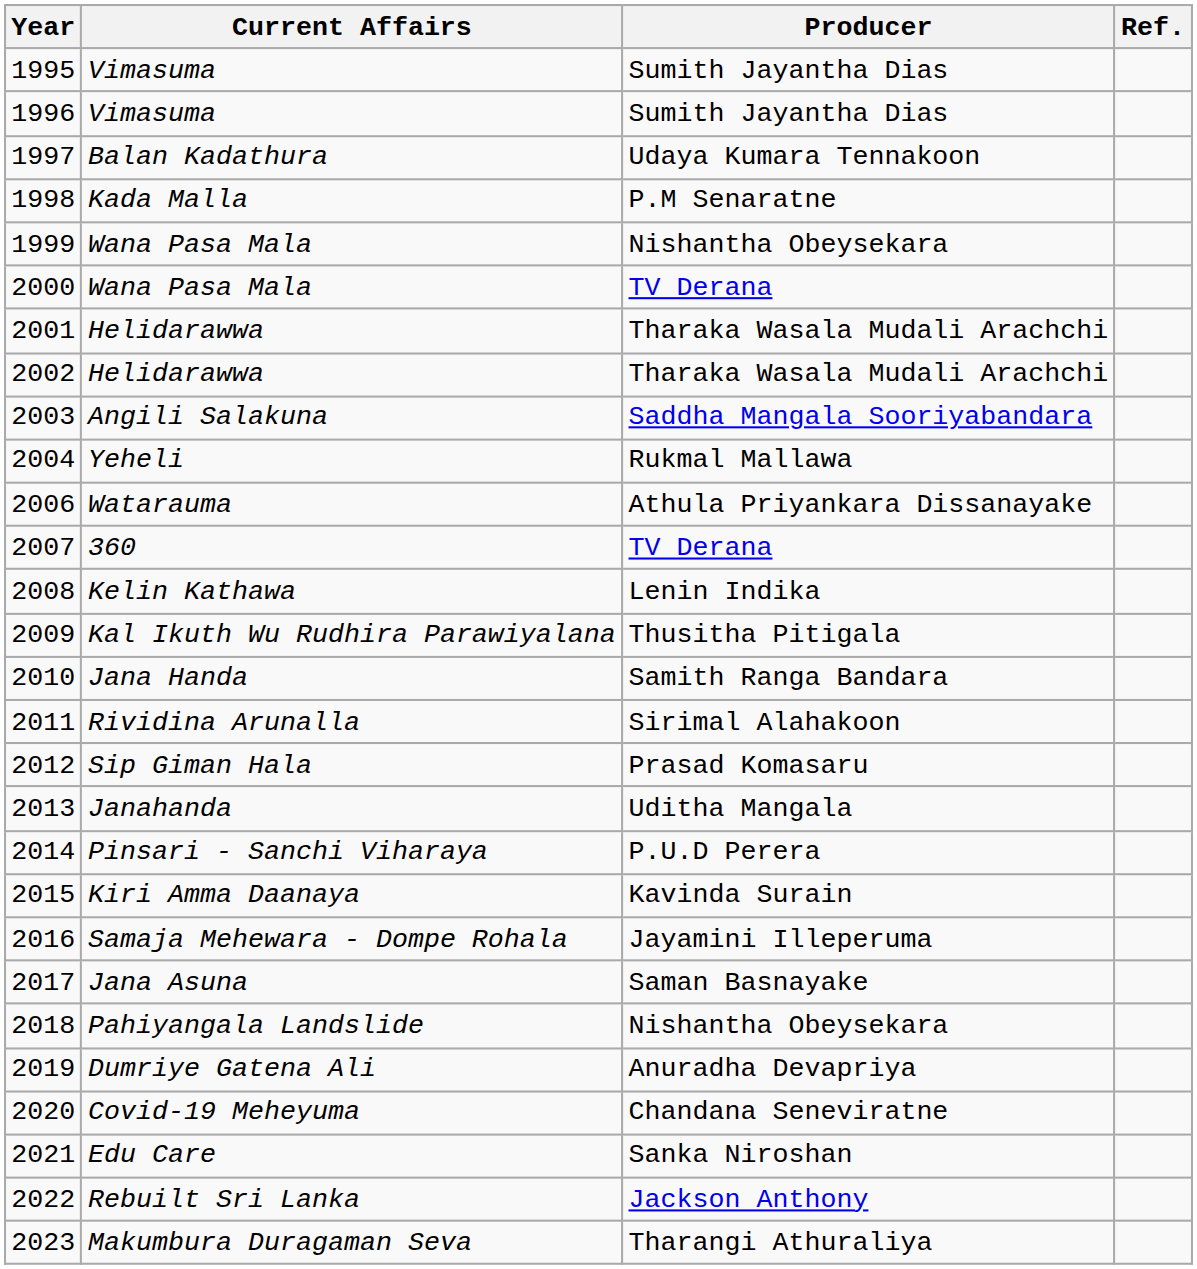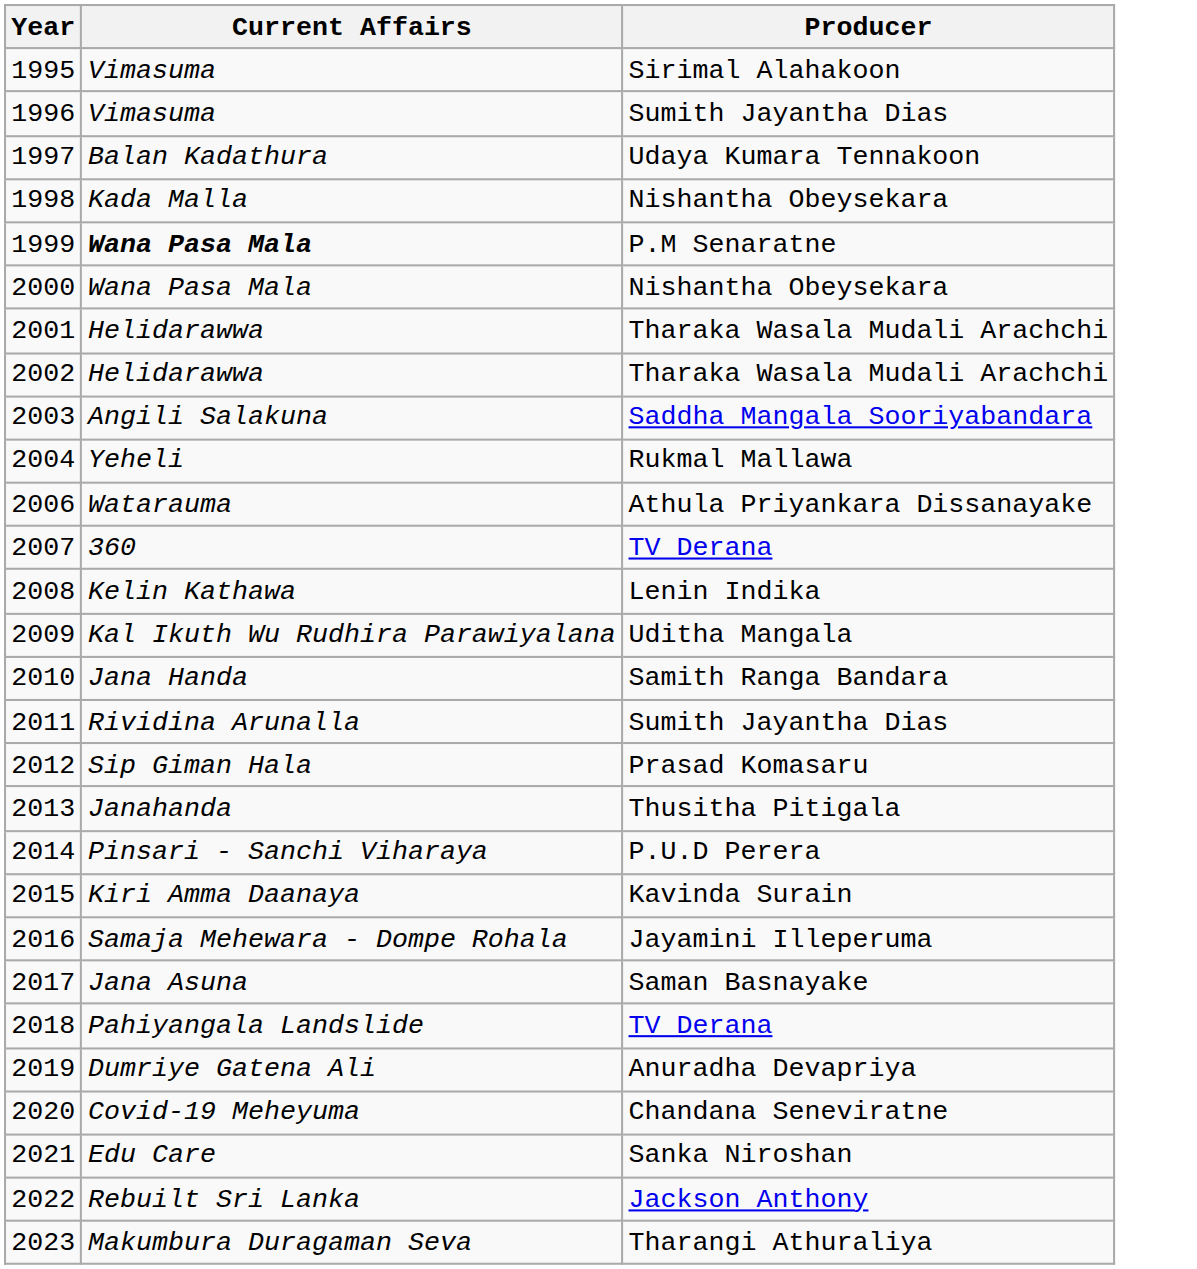- column: (1153, 27)
(788, 70) Sumith Jayantha Dias -> (764, 70) Sirimal Alahakoon
(732, 200) P.M Senaratne -> (788, 200) Nishantha Obeysekara
(200, 244) normal -> (200, 244) bold
(788, 244) Nishantha Obeysekara -> (732, 244) P.M Senaratne
(700, 287) TV Derana -> (788, 287) Nishantha Obeysekara
(764, 635) Thusitha Pitigala -> (740, 635) Uditha Mangala
(764, 722) Sirimal Alahakoon -> (788, 722) Sumith Jayantha Dias
(740, 809) Uditha Mangala -> (764, 809) Thusitha Pitigala
(788, 1026) Nishantha Obeysekara -> (700, 1026) TV Derana
